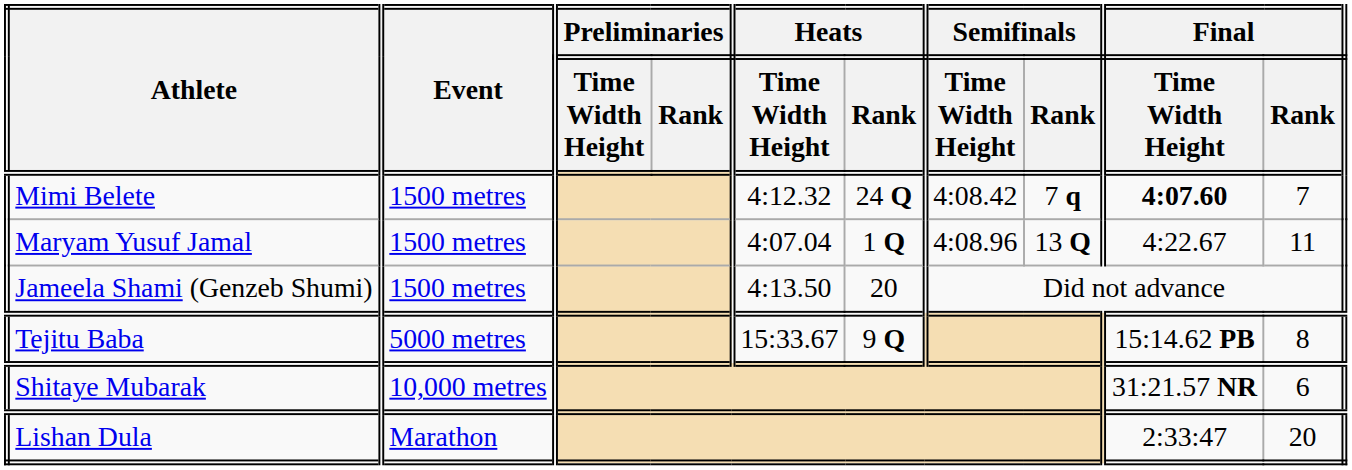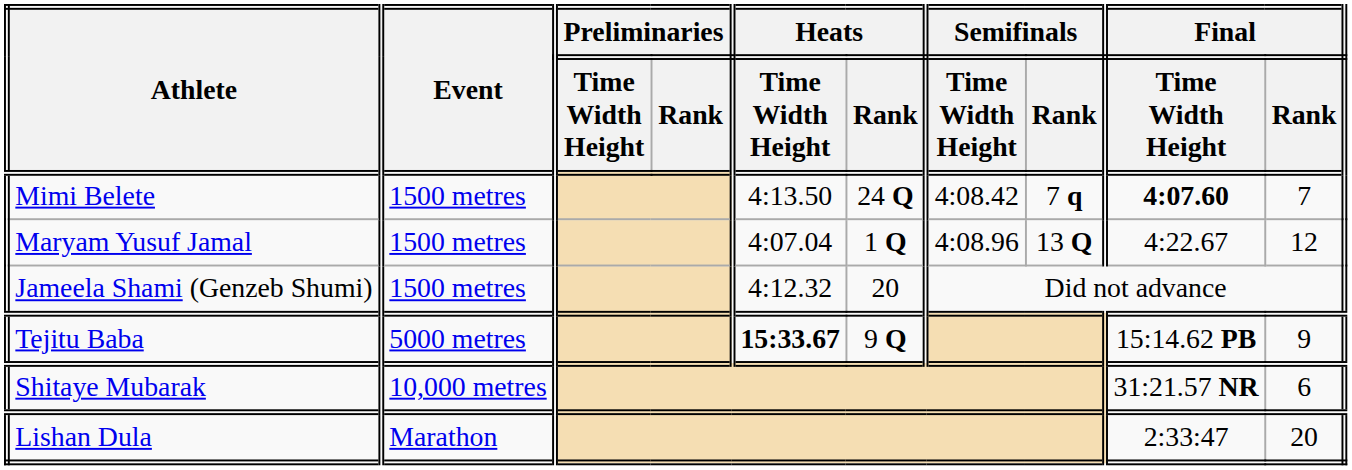(789, 196) 4:12.32 -> (790, 196) 4:13.50
(1303, 242) 11 -> (1304, 242) 12
(789, 288) 4:13.50 -> (790, 288) 4:12.32
(789, 338) normal -> (790, 338) bold
(1303, 338) 8 -> (1304, 338) 9
